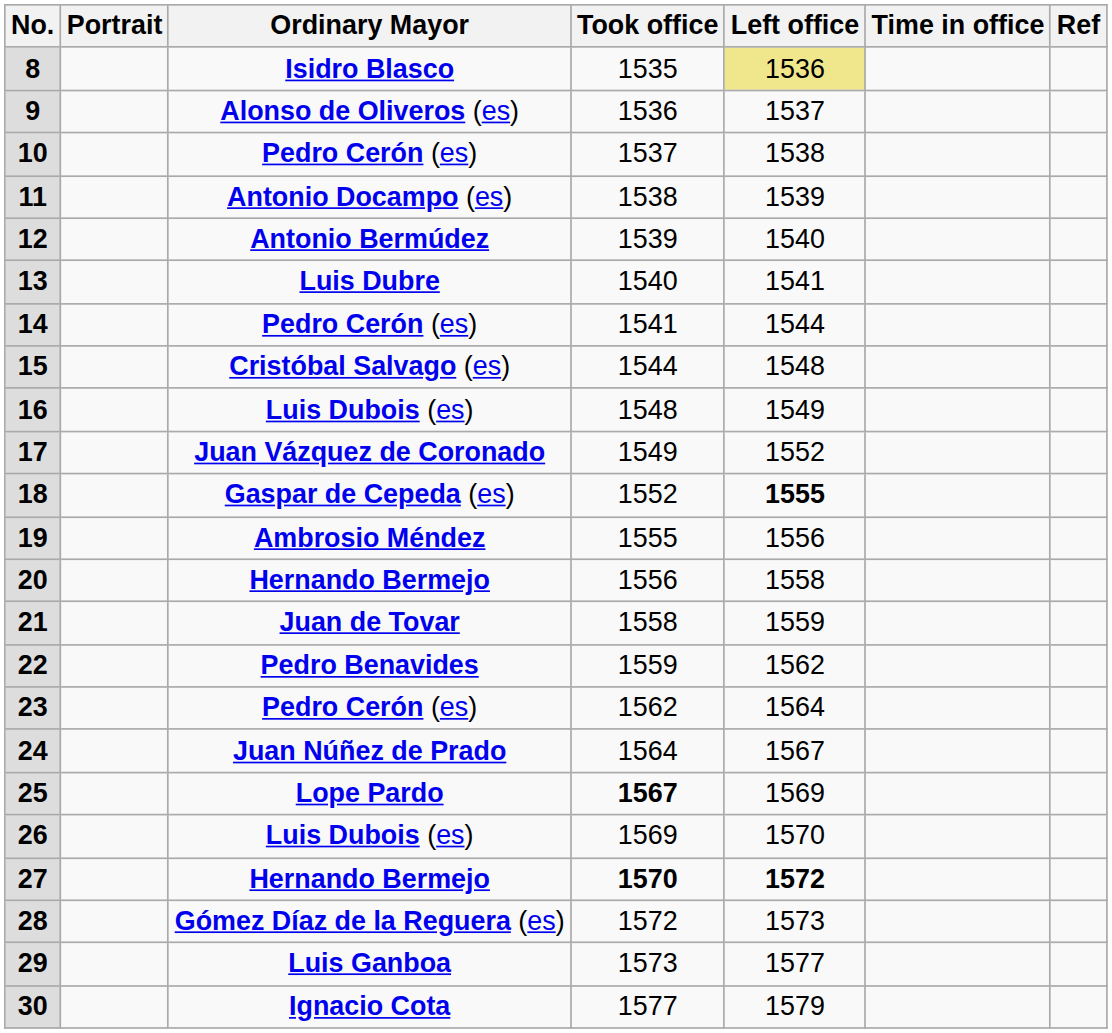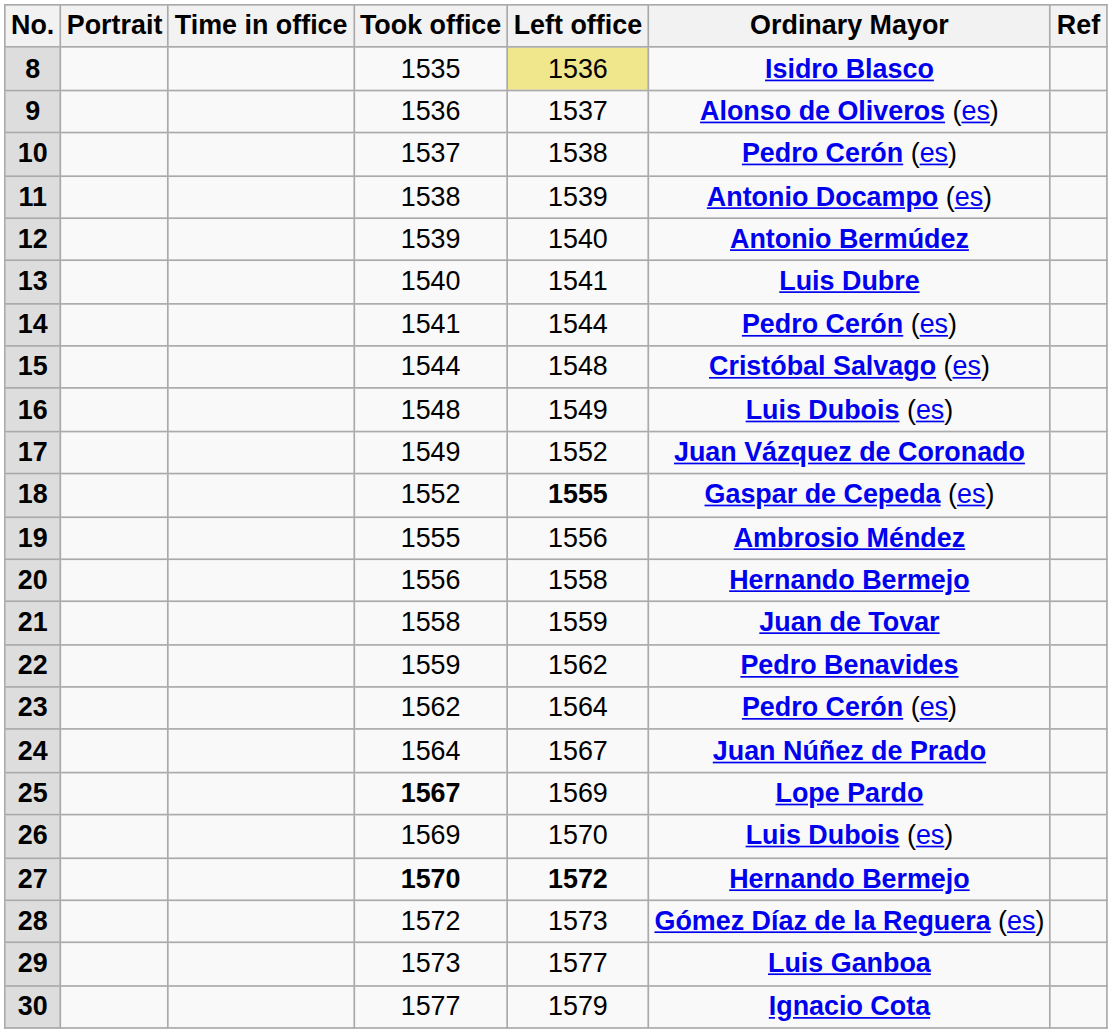columns swapped: (370, 25) <-> (958, 25)
